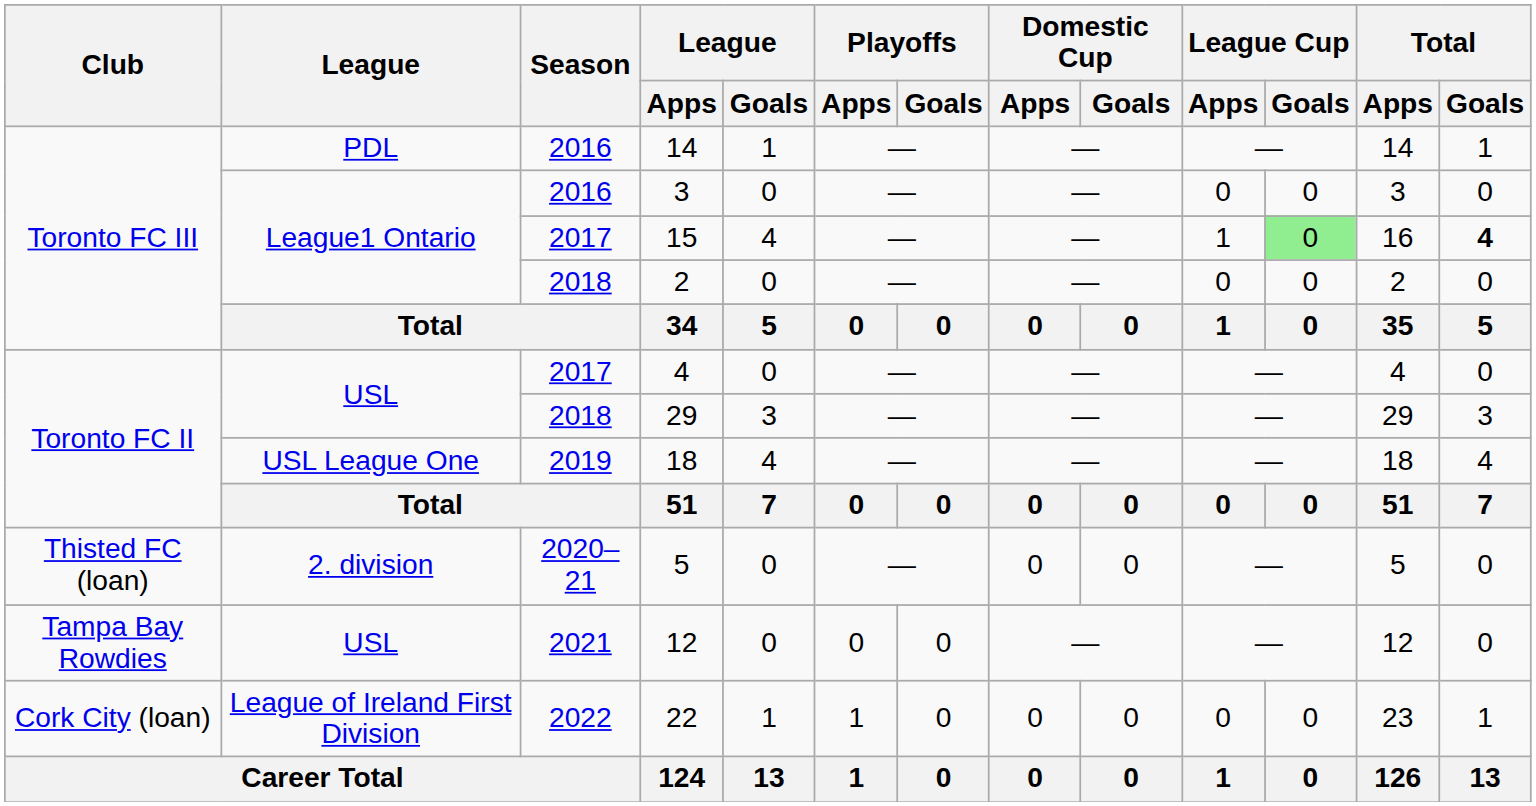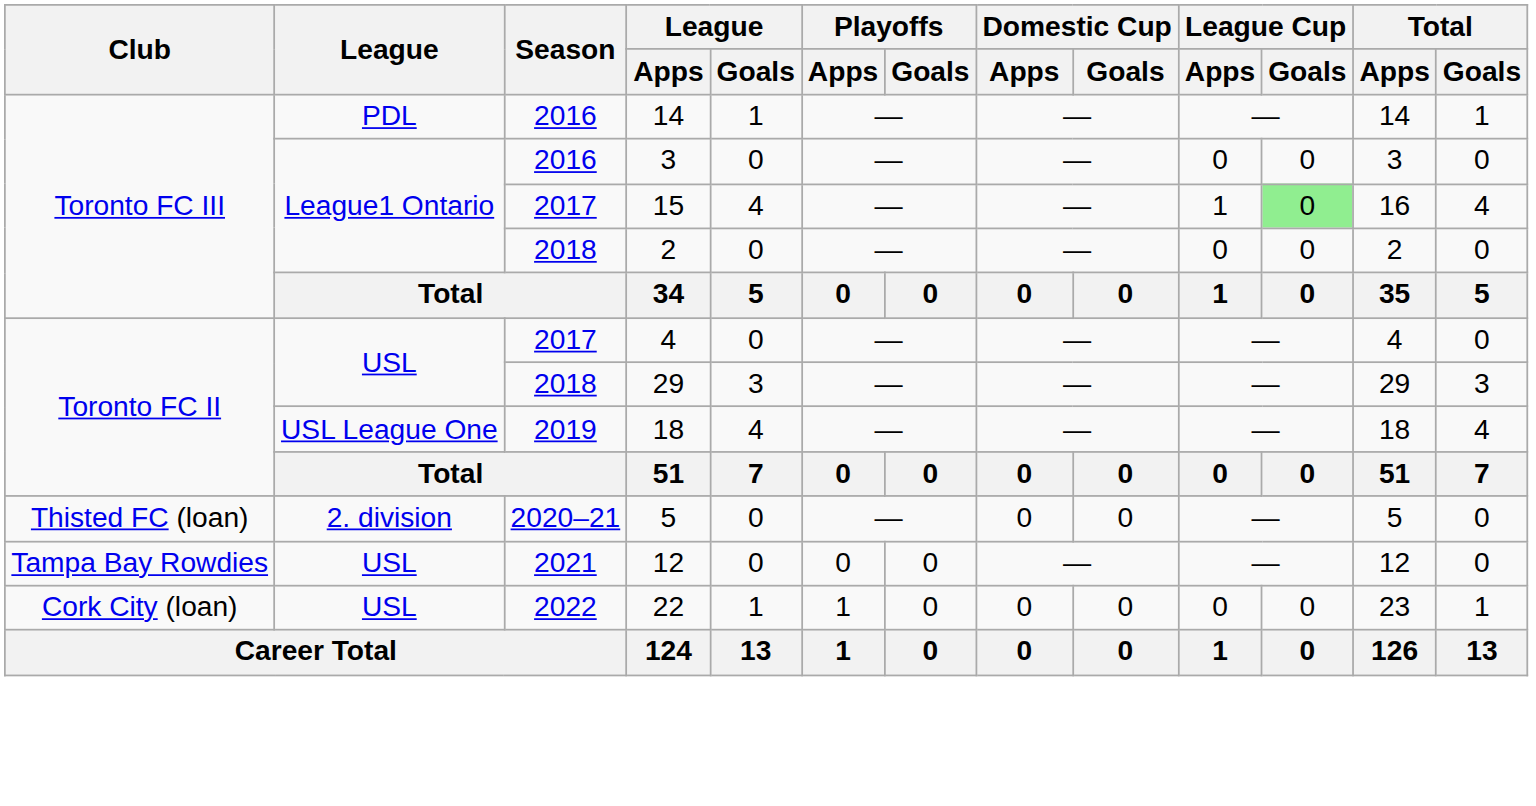(1485, 237) bold -> (1482, 205) normal
(371, 718) League of Ireland First Division -> (389, 607) USL
